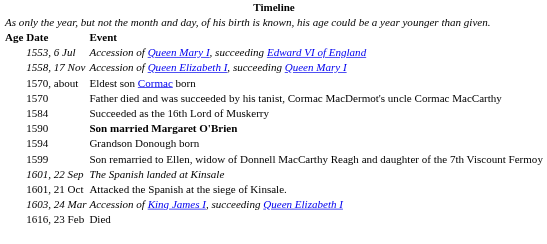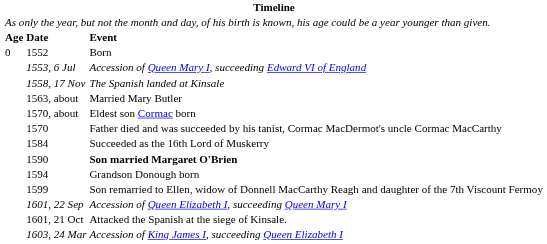+ row: (37, 52)
(218, 68) Accession of Queen Elizabeth I, succeeding Queen Mary I -> (157, 83) The Spanish landed at Kinsale
+ row: (52, 98)
(157, 174) The Spanish landed at Kinsale -> (218, 204) Accession of Queen Elizabeth I, succeeding Queen Mary I
- row: (55, 219)
